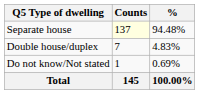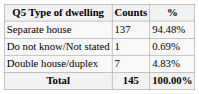(123, 30) lightyellow background -> (123, 30) no background
rows swapped: (53, 47) <-> (58, 64)
